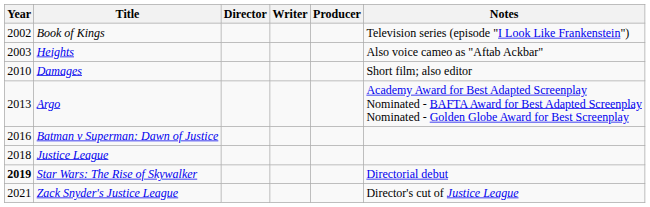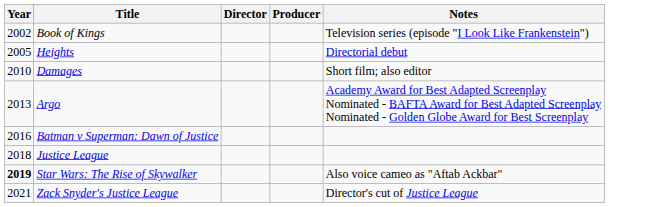- column: (290, 14)
(19, 52) 2003 -> (19, 52) 2005
(455, 52) Also voice cameo as "Aftab Ackbar" -> (367, 52) Directorial debut
(407, 174) Directorial debut -> (414, 174) Also voice cameo as "Aftab Ackbar"
